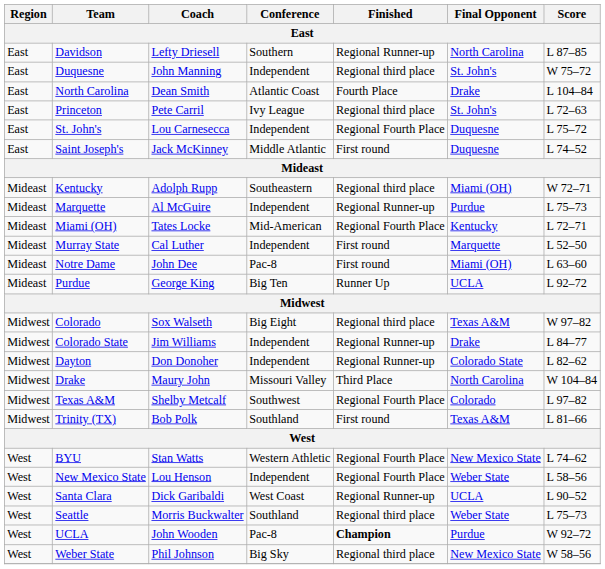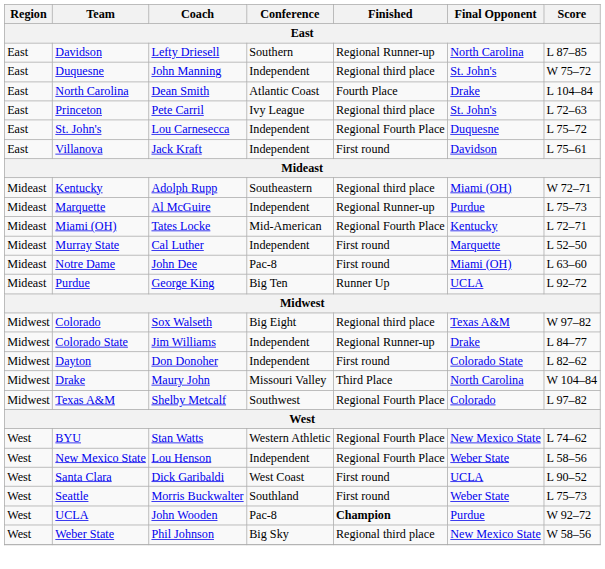- row: (89, 149)
+ row: (79, 149)
(385, 361) Regional Runner-up -> (363, 361) First round
- row: (86, 419)
(385, 496) Regional Runner-up -> (363, 476) First round
(385, 515) Regional third place -> (363, 496) First round
